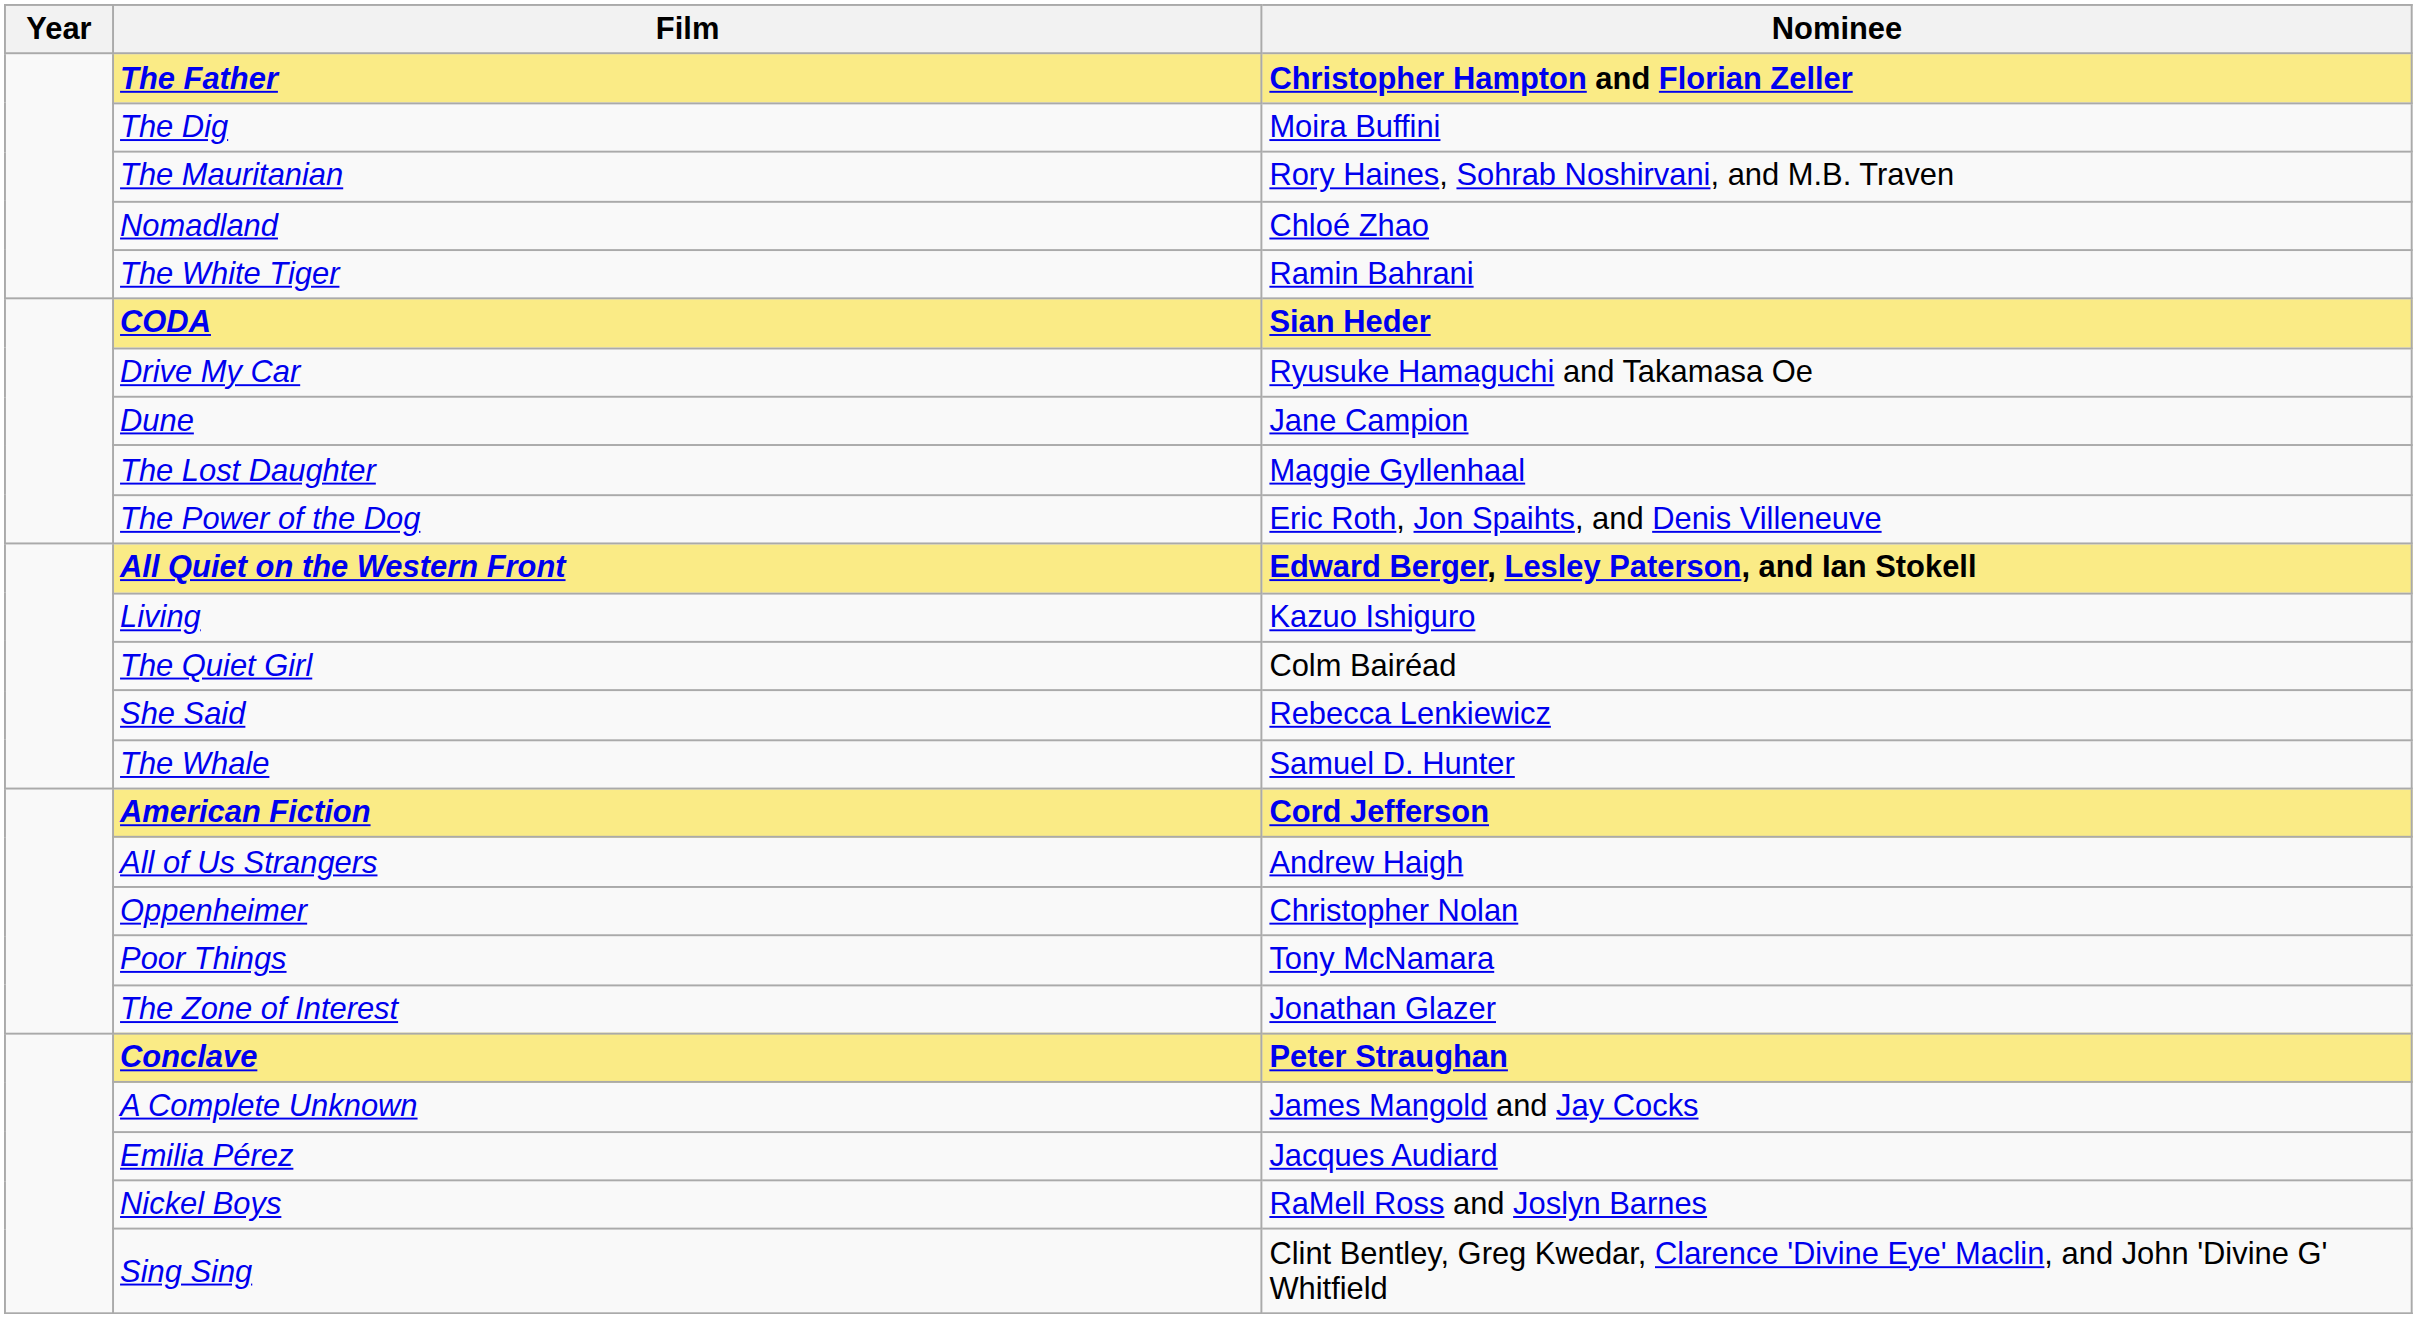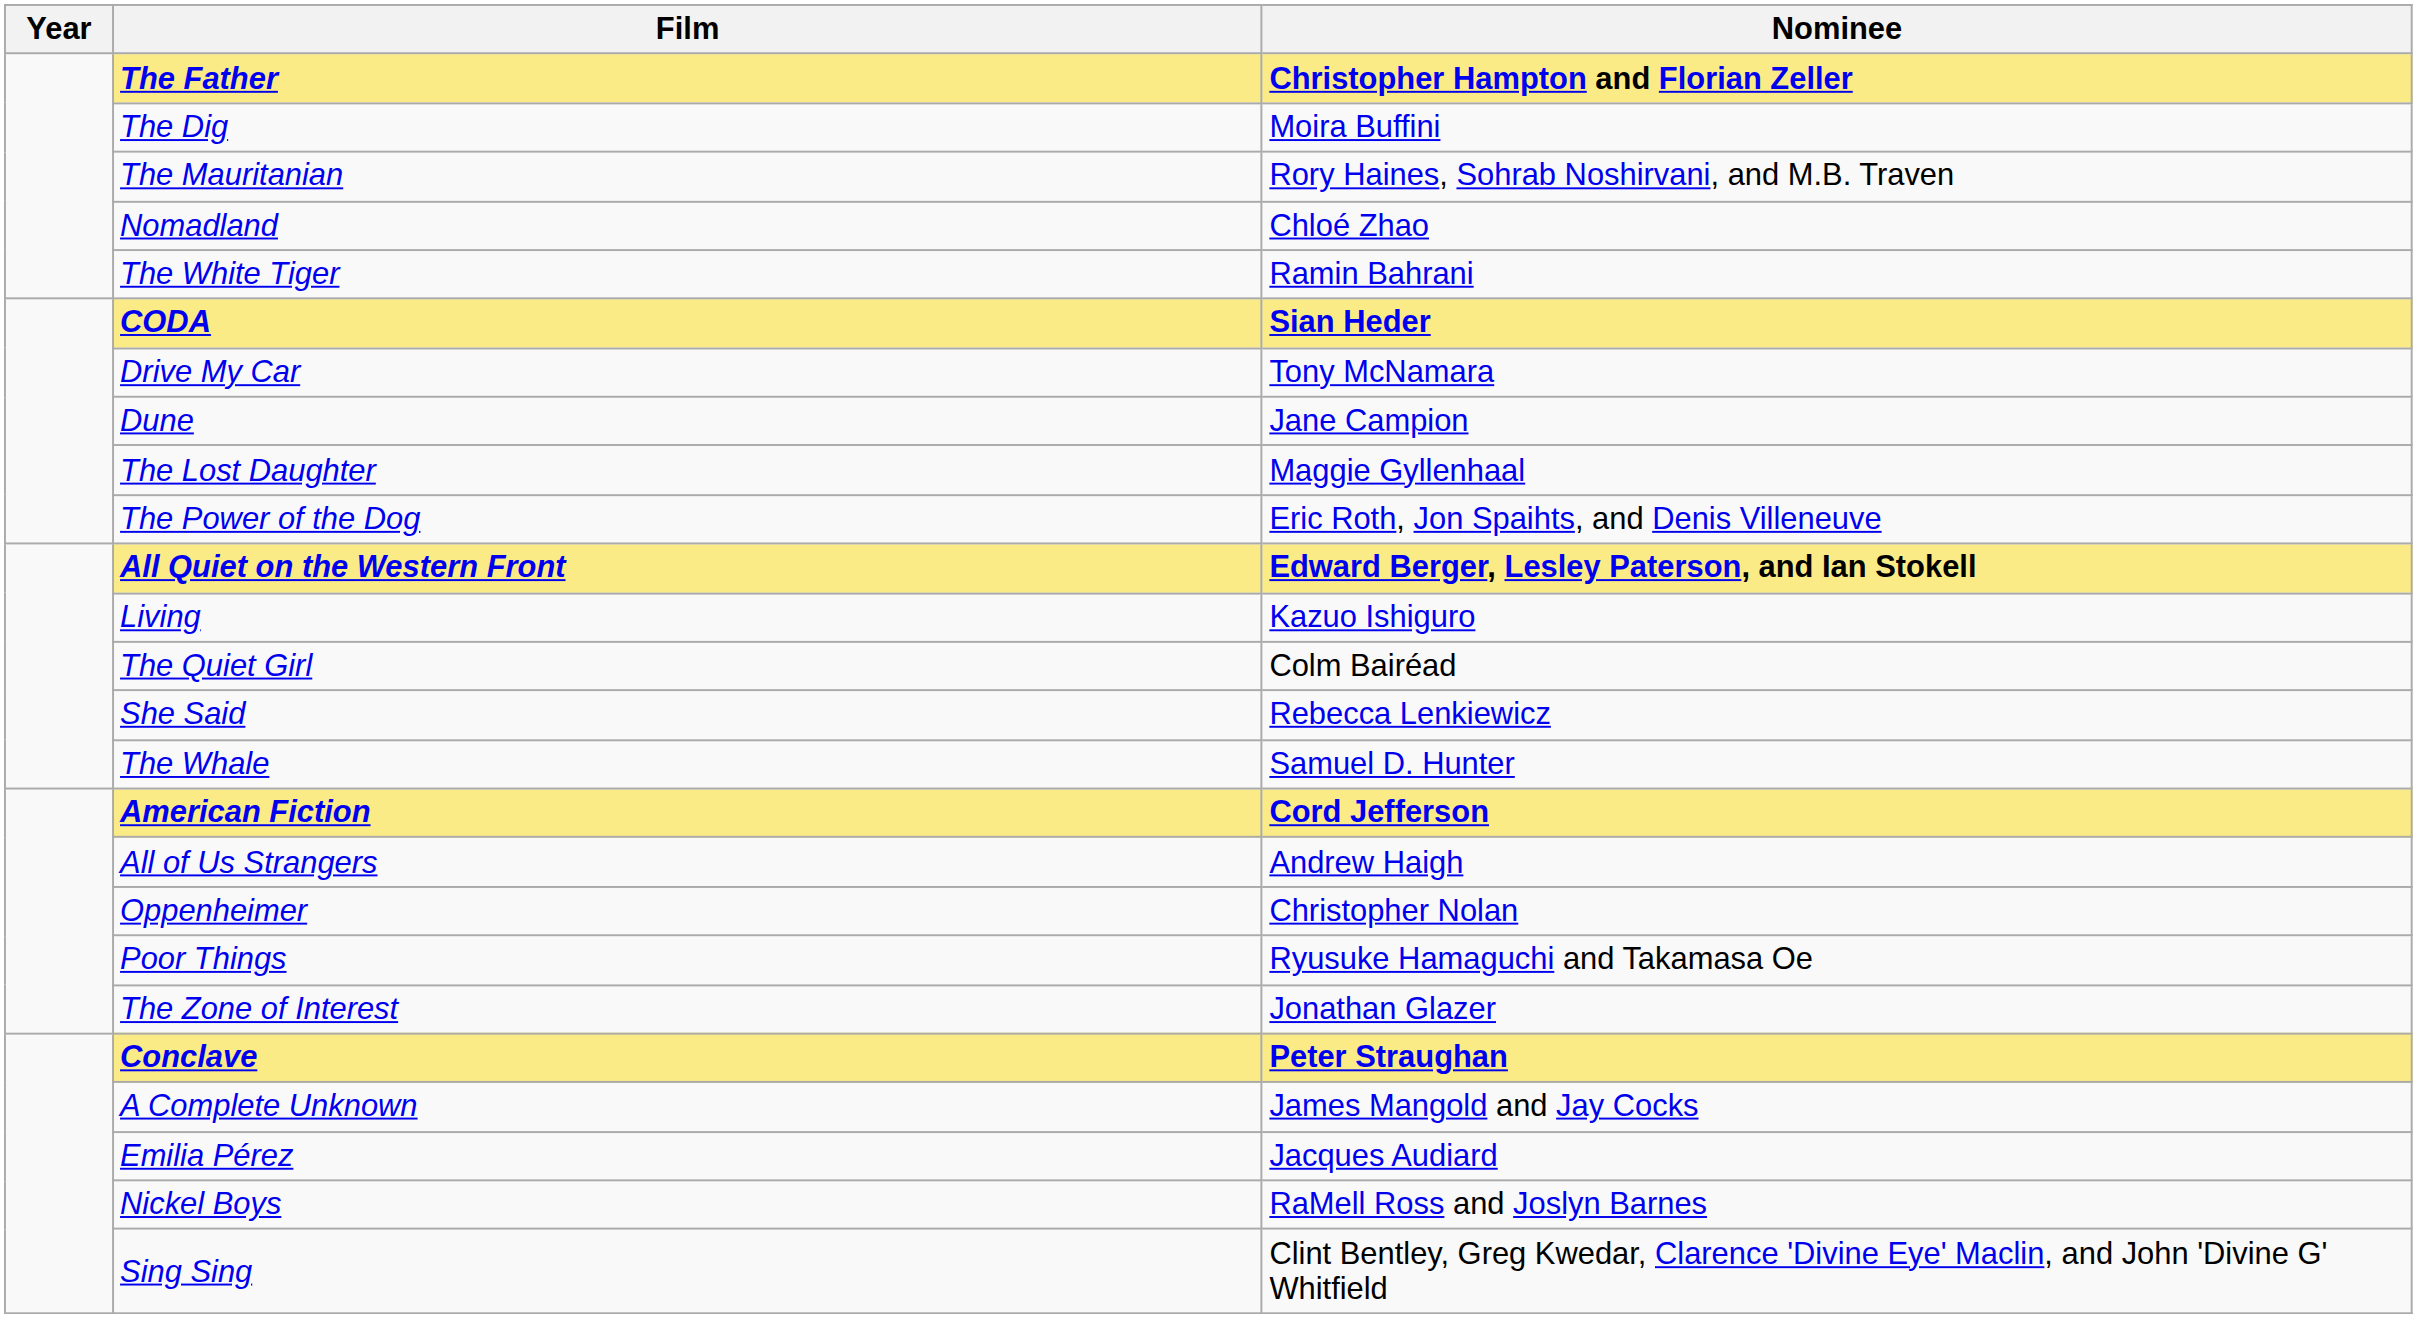(1541, 371) Ryusuke Hamaguchi and Takamasa Oe -> (1382, 371) Tony McNamara
(1382, 959) Tony McNamara -> (1541, 959) Ryusuke Hamaguchi and Takamasa Oe
